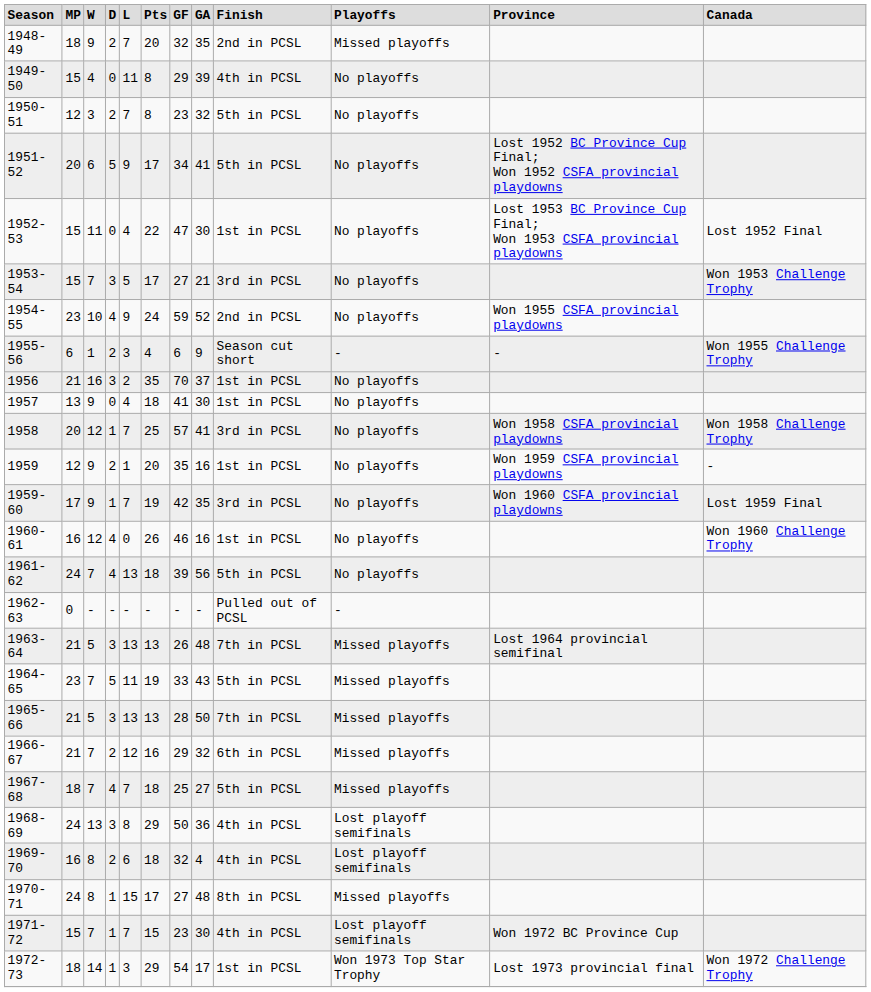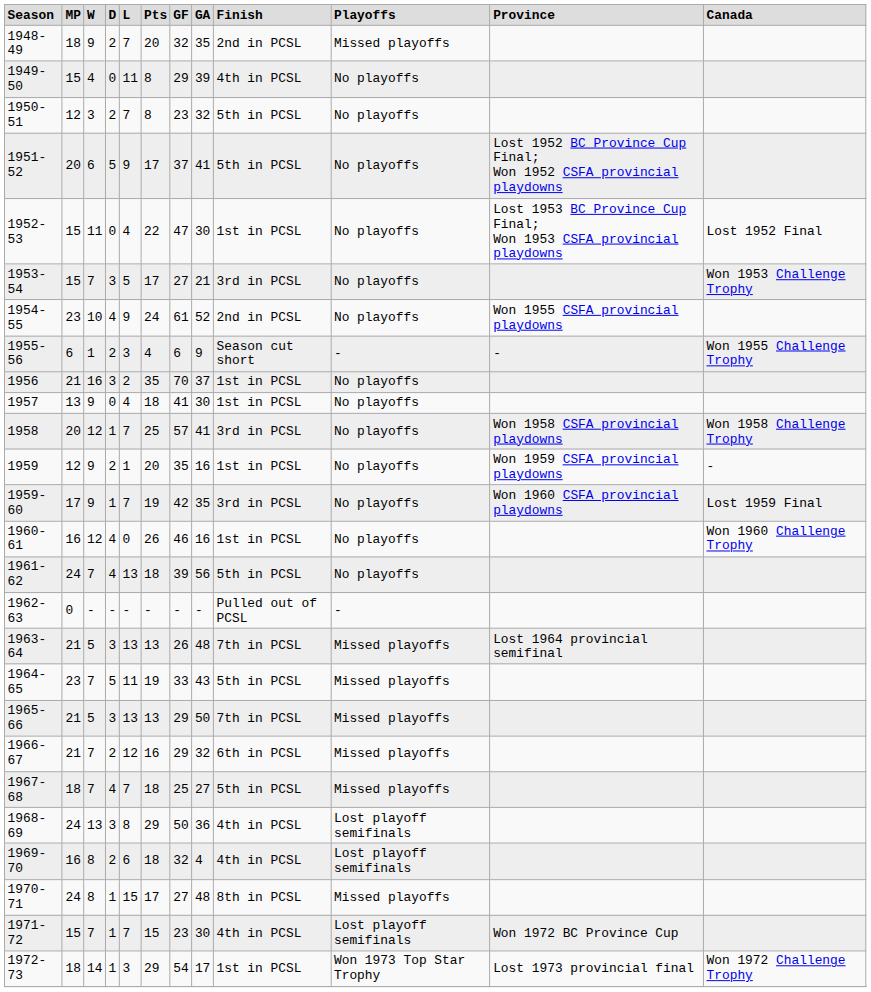(181, 166) 34 -> (181, 166) 37
(181, 318) 59 -> (181, 318) 61
(181, 718) 28 -> (181, 718) 29
